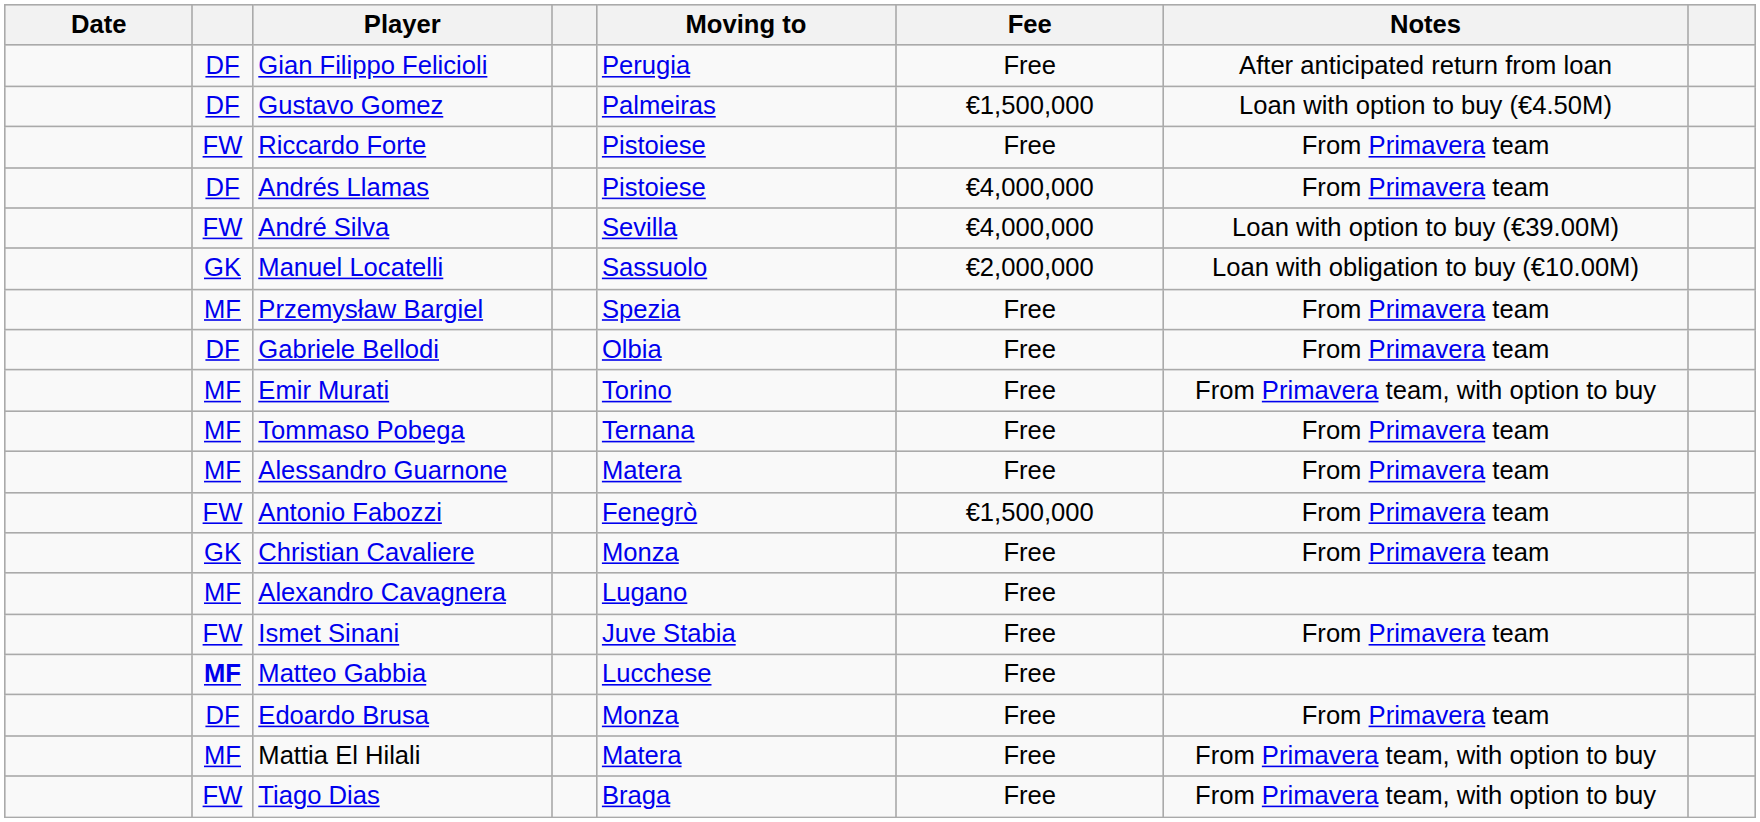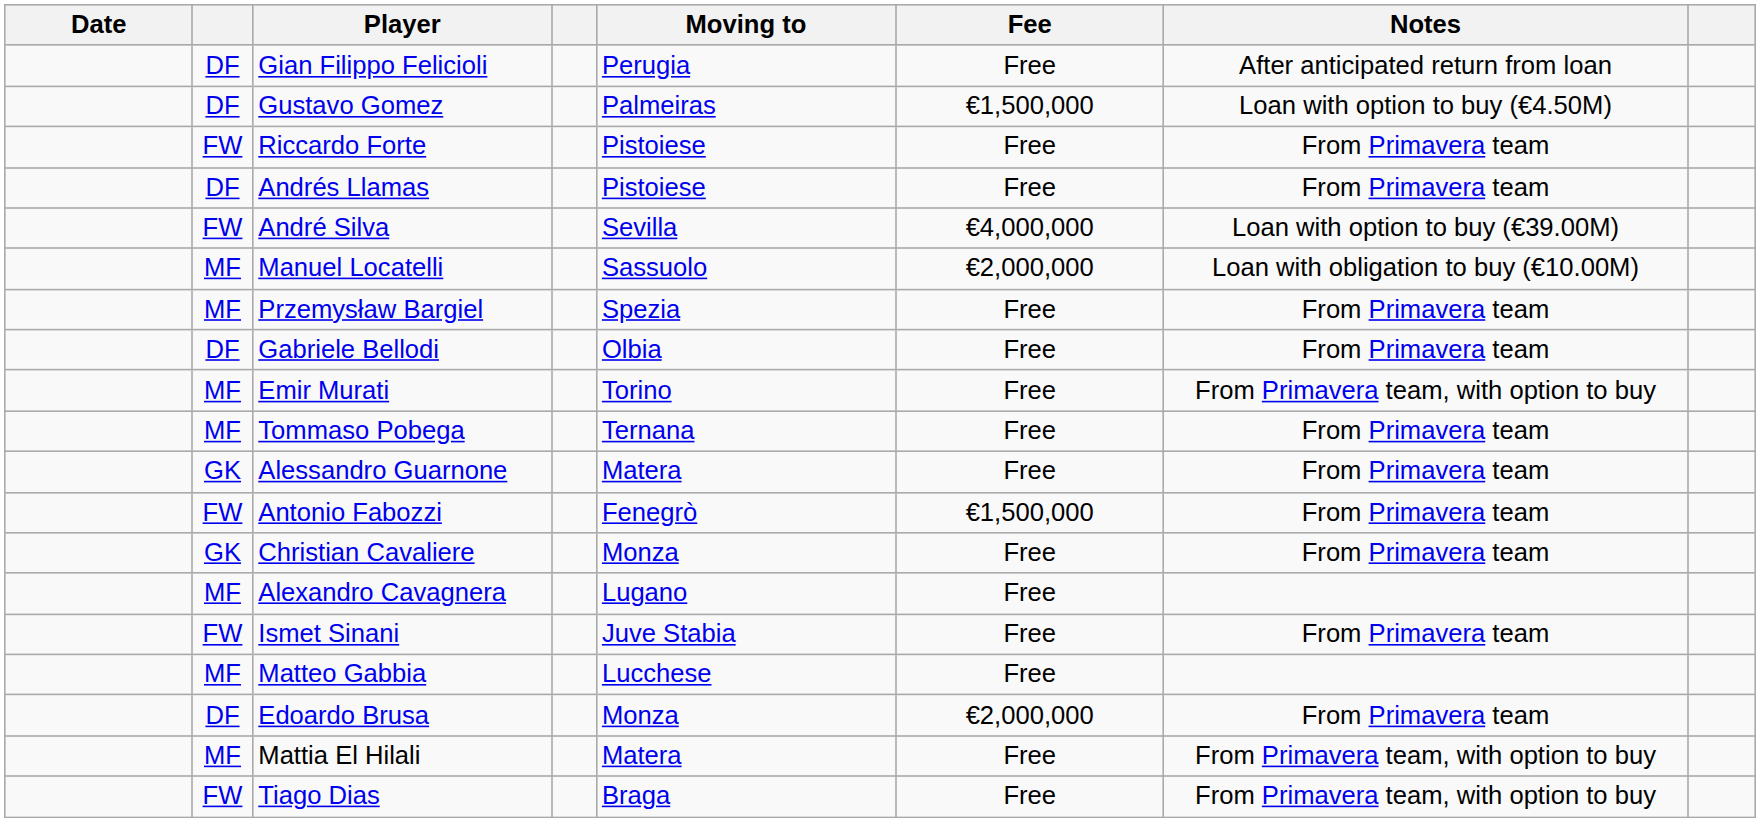(1030, 187) €4,000,000 -> (1030, 187) Free
(222, 268) GK -> (222, 268) MF
(222, 471) MF -> (222, 471) GK
(222, 674) bold -> (222, 674) normal
(1030, 715) Free -> (1030, 715) €2,000,000
